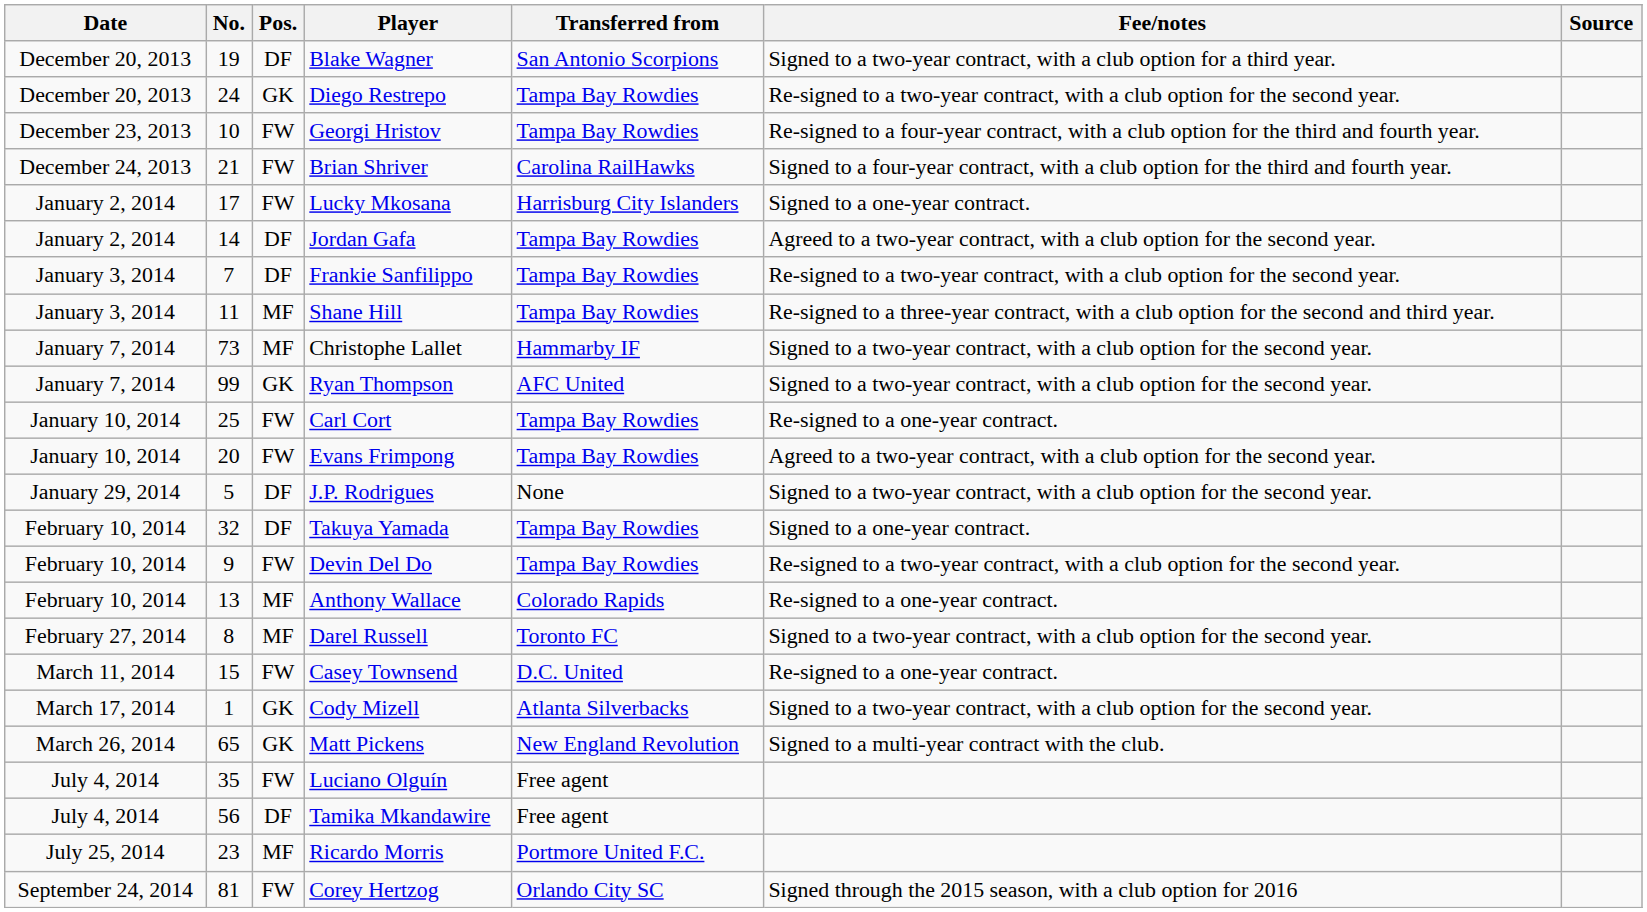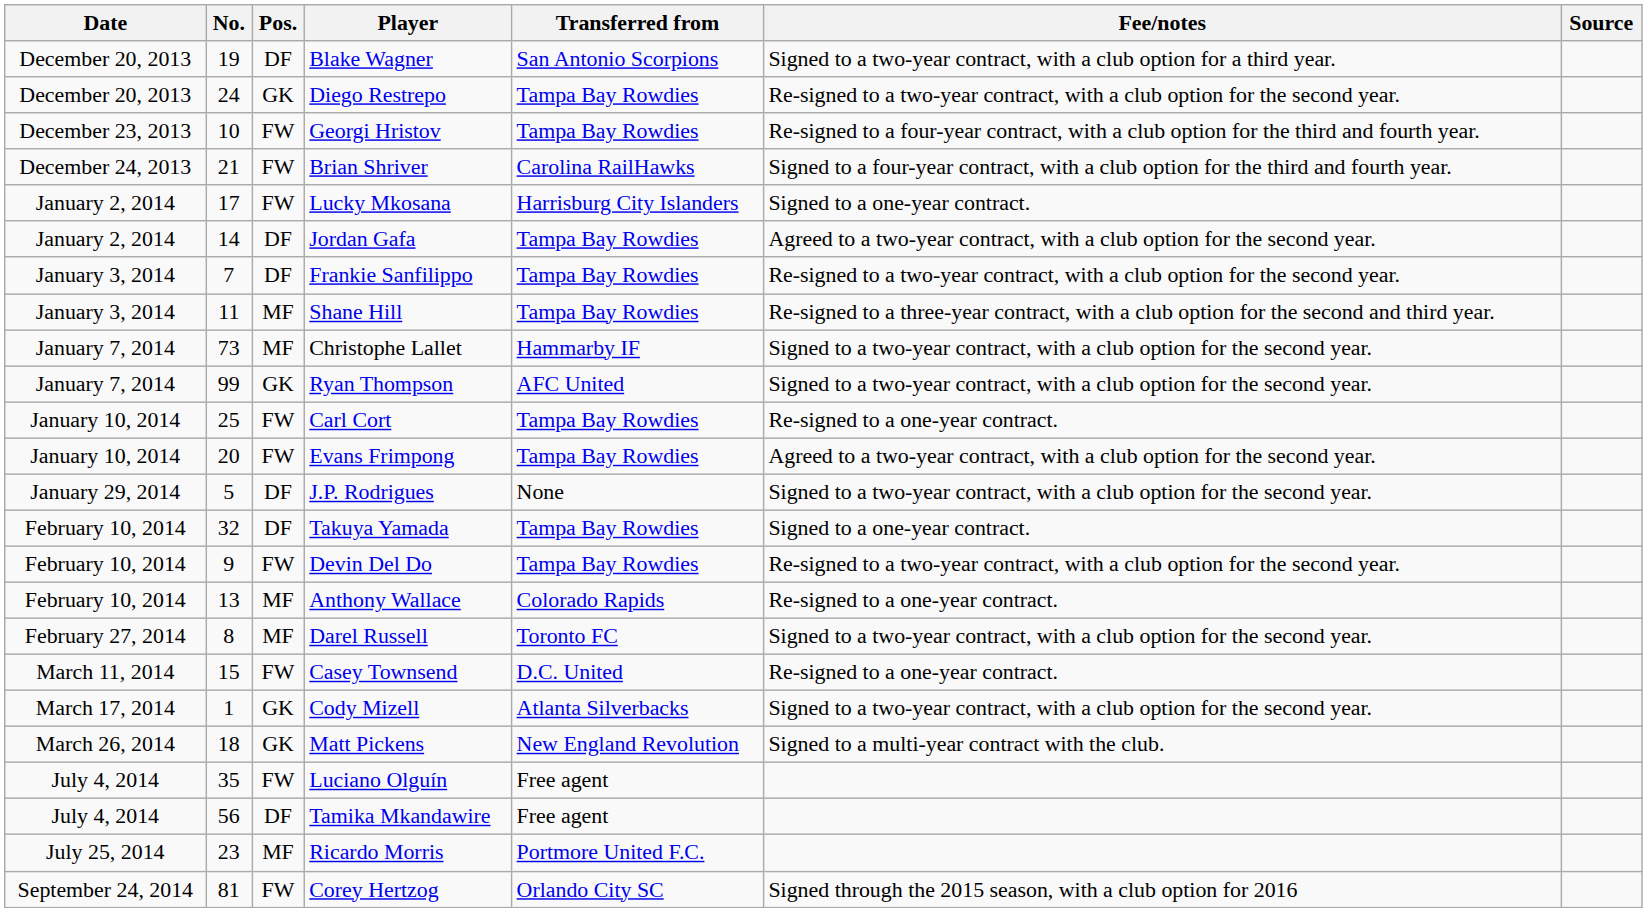(229, 744) 65 -> (229, 744) 18
